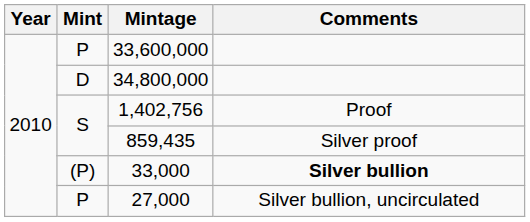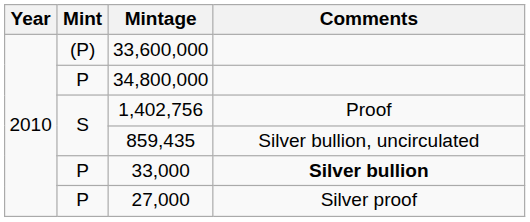(83, 49) P -> (83, 49) (P)
(83, 79) D -> (83, 79) P
(369, 140) Silver proof -> (369, 140) Silver bullion, uncirculated
(83, 170) (P) -> (83, 170) P
(369, 200) Silver bullion, uncirculated -> (369, 200) Silver proof
